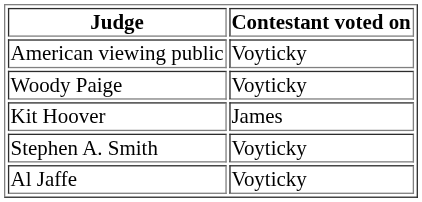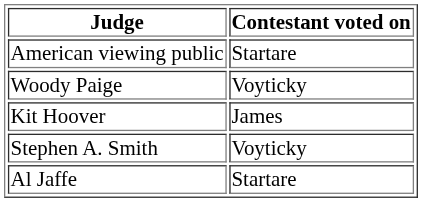(269, 53) Voyticky -> (264, 53) Startare
(269, 179) Voyticky -> (264, 179) Startare
